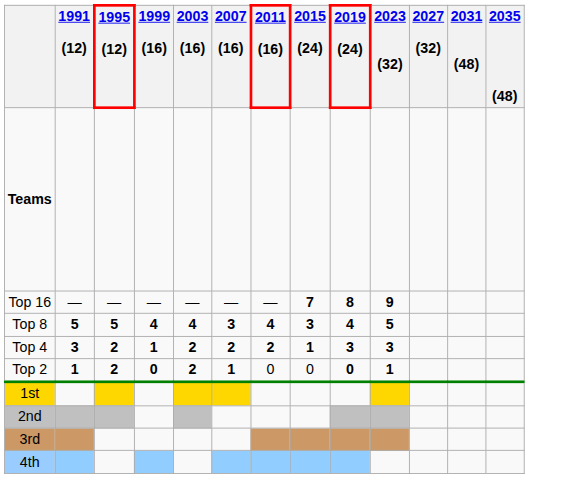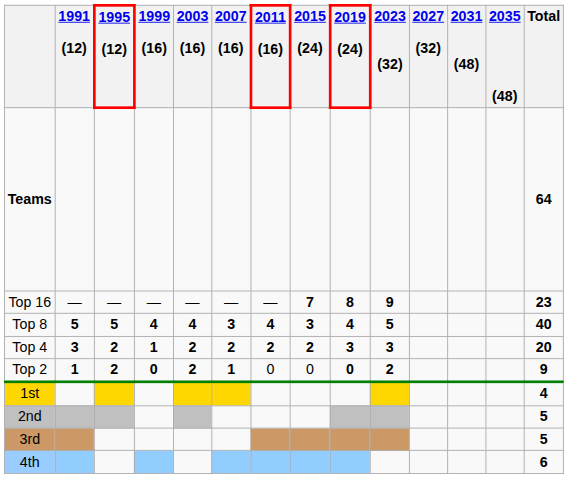+ column: (544, 16)
(310, 347) 1 -> (310, 347) 2
(390, 369) 1 -> (390, 369) 2
